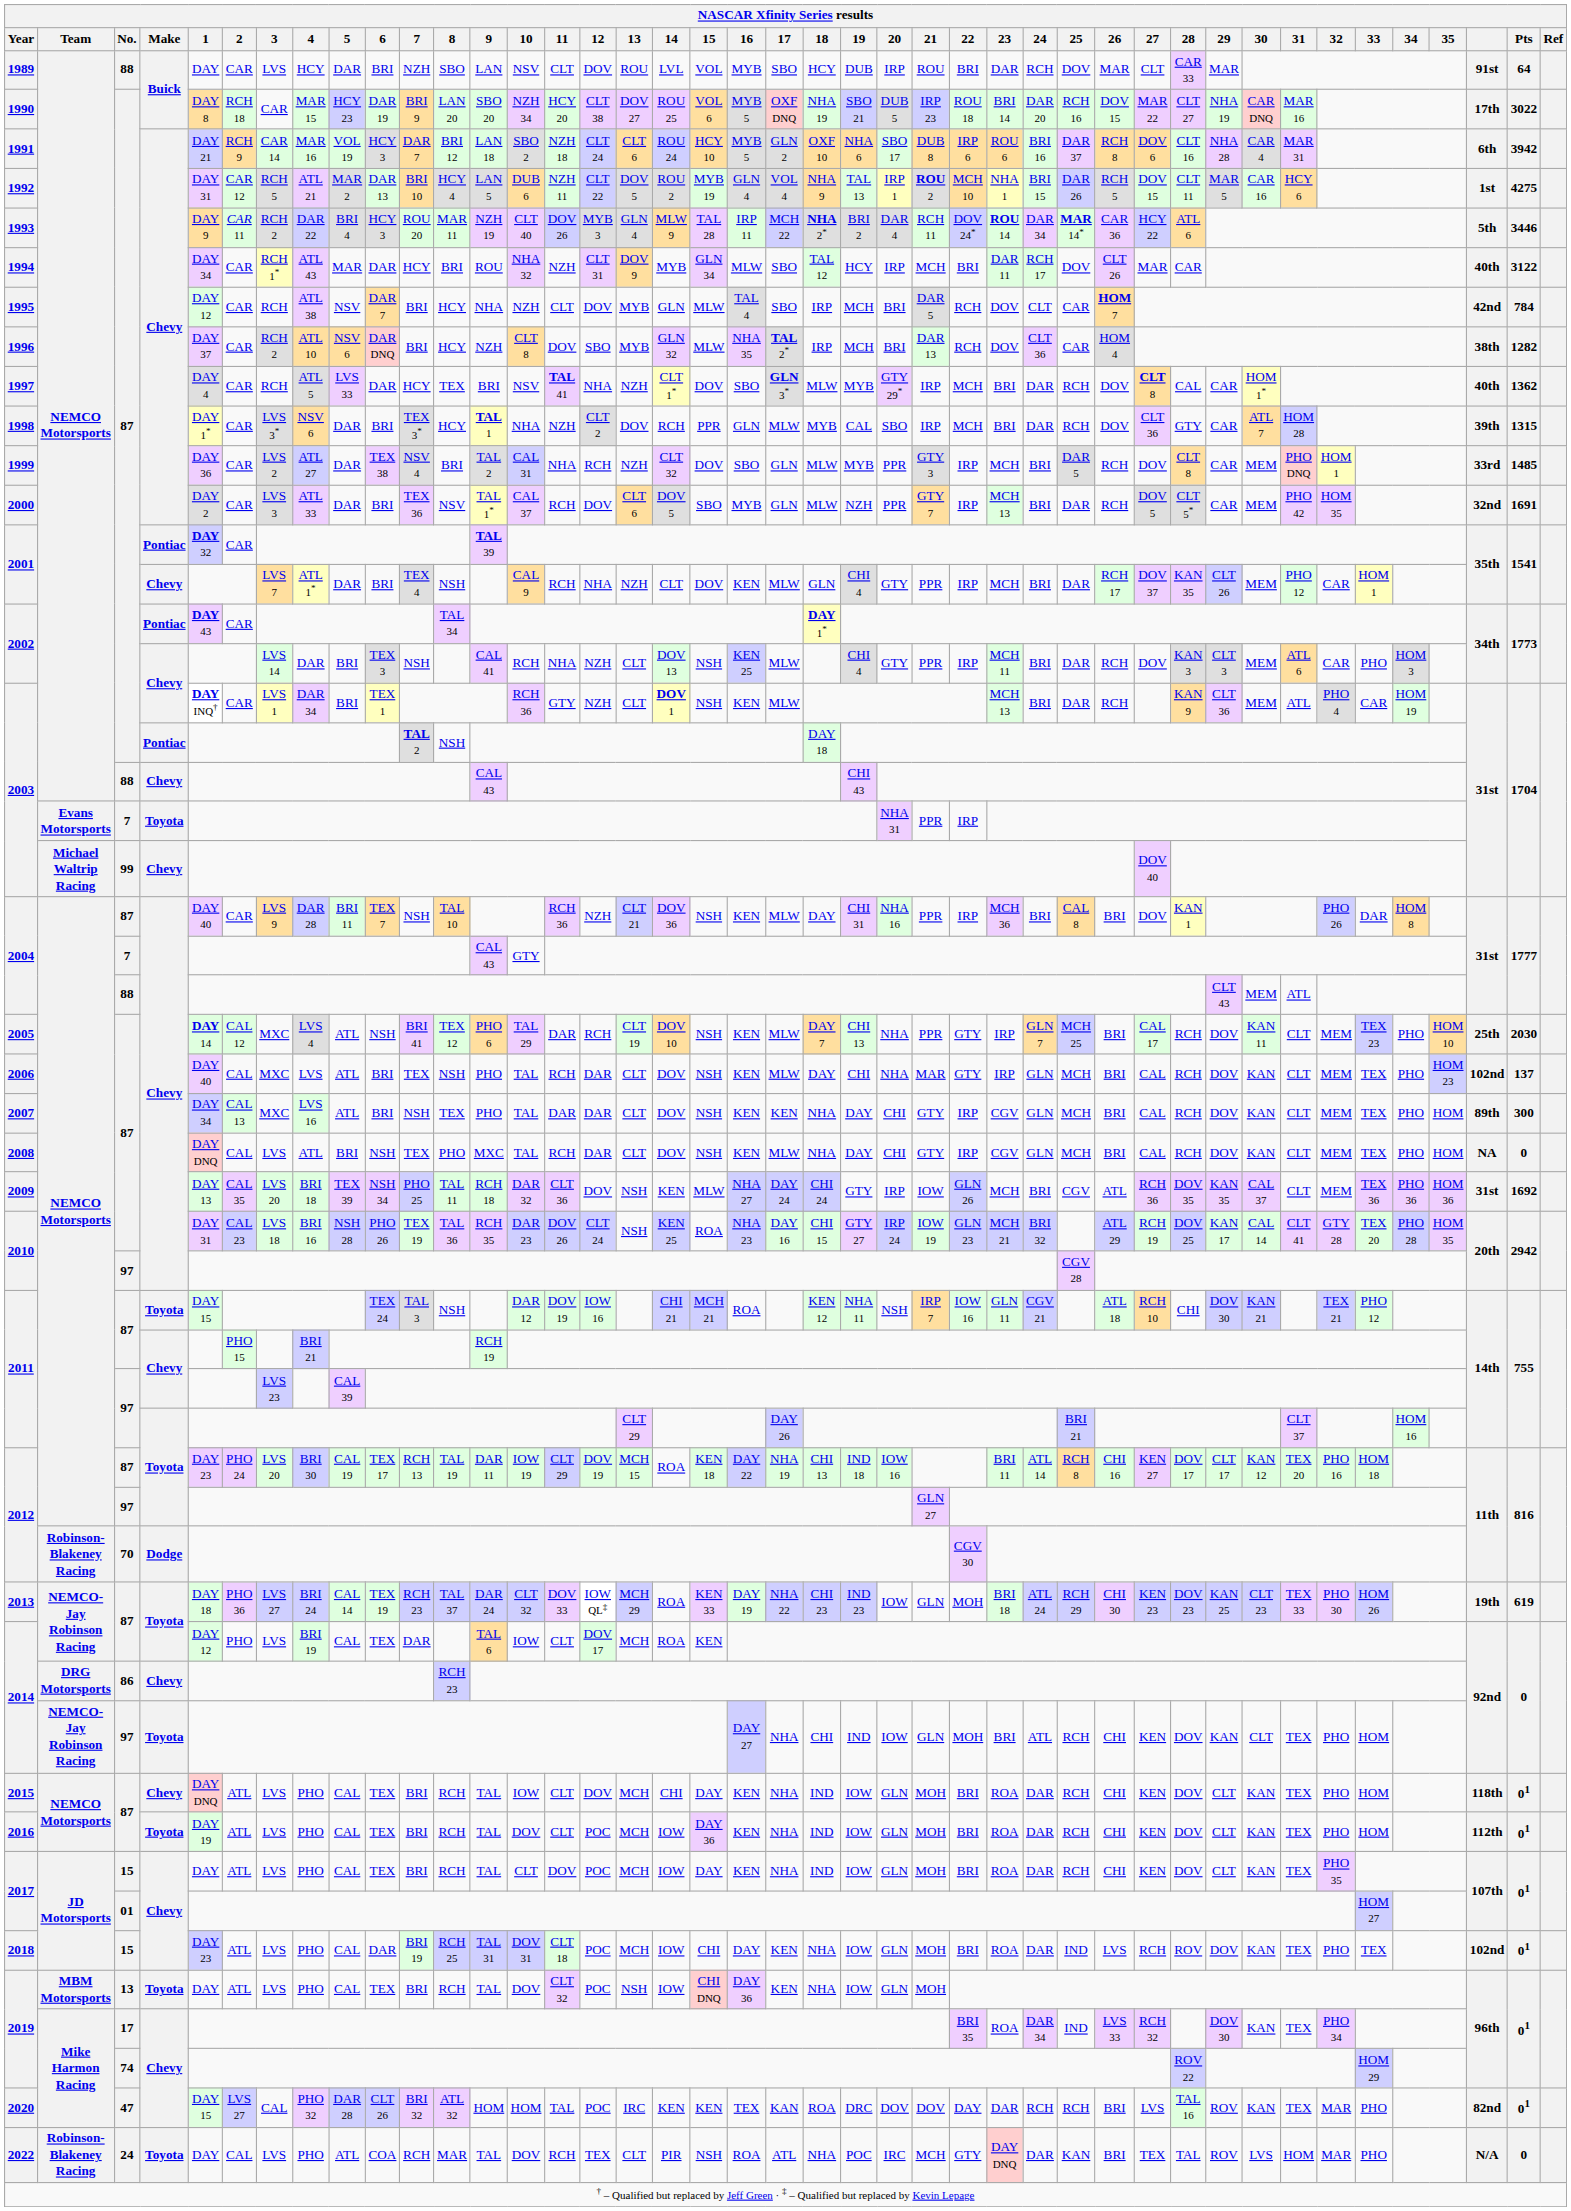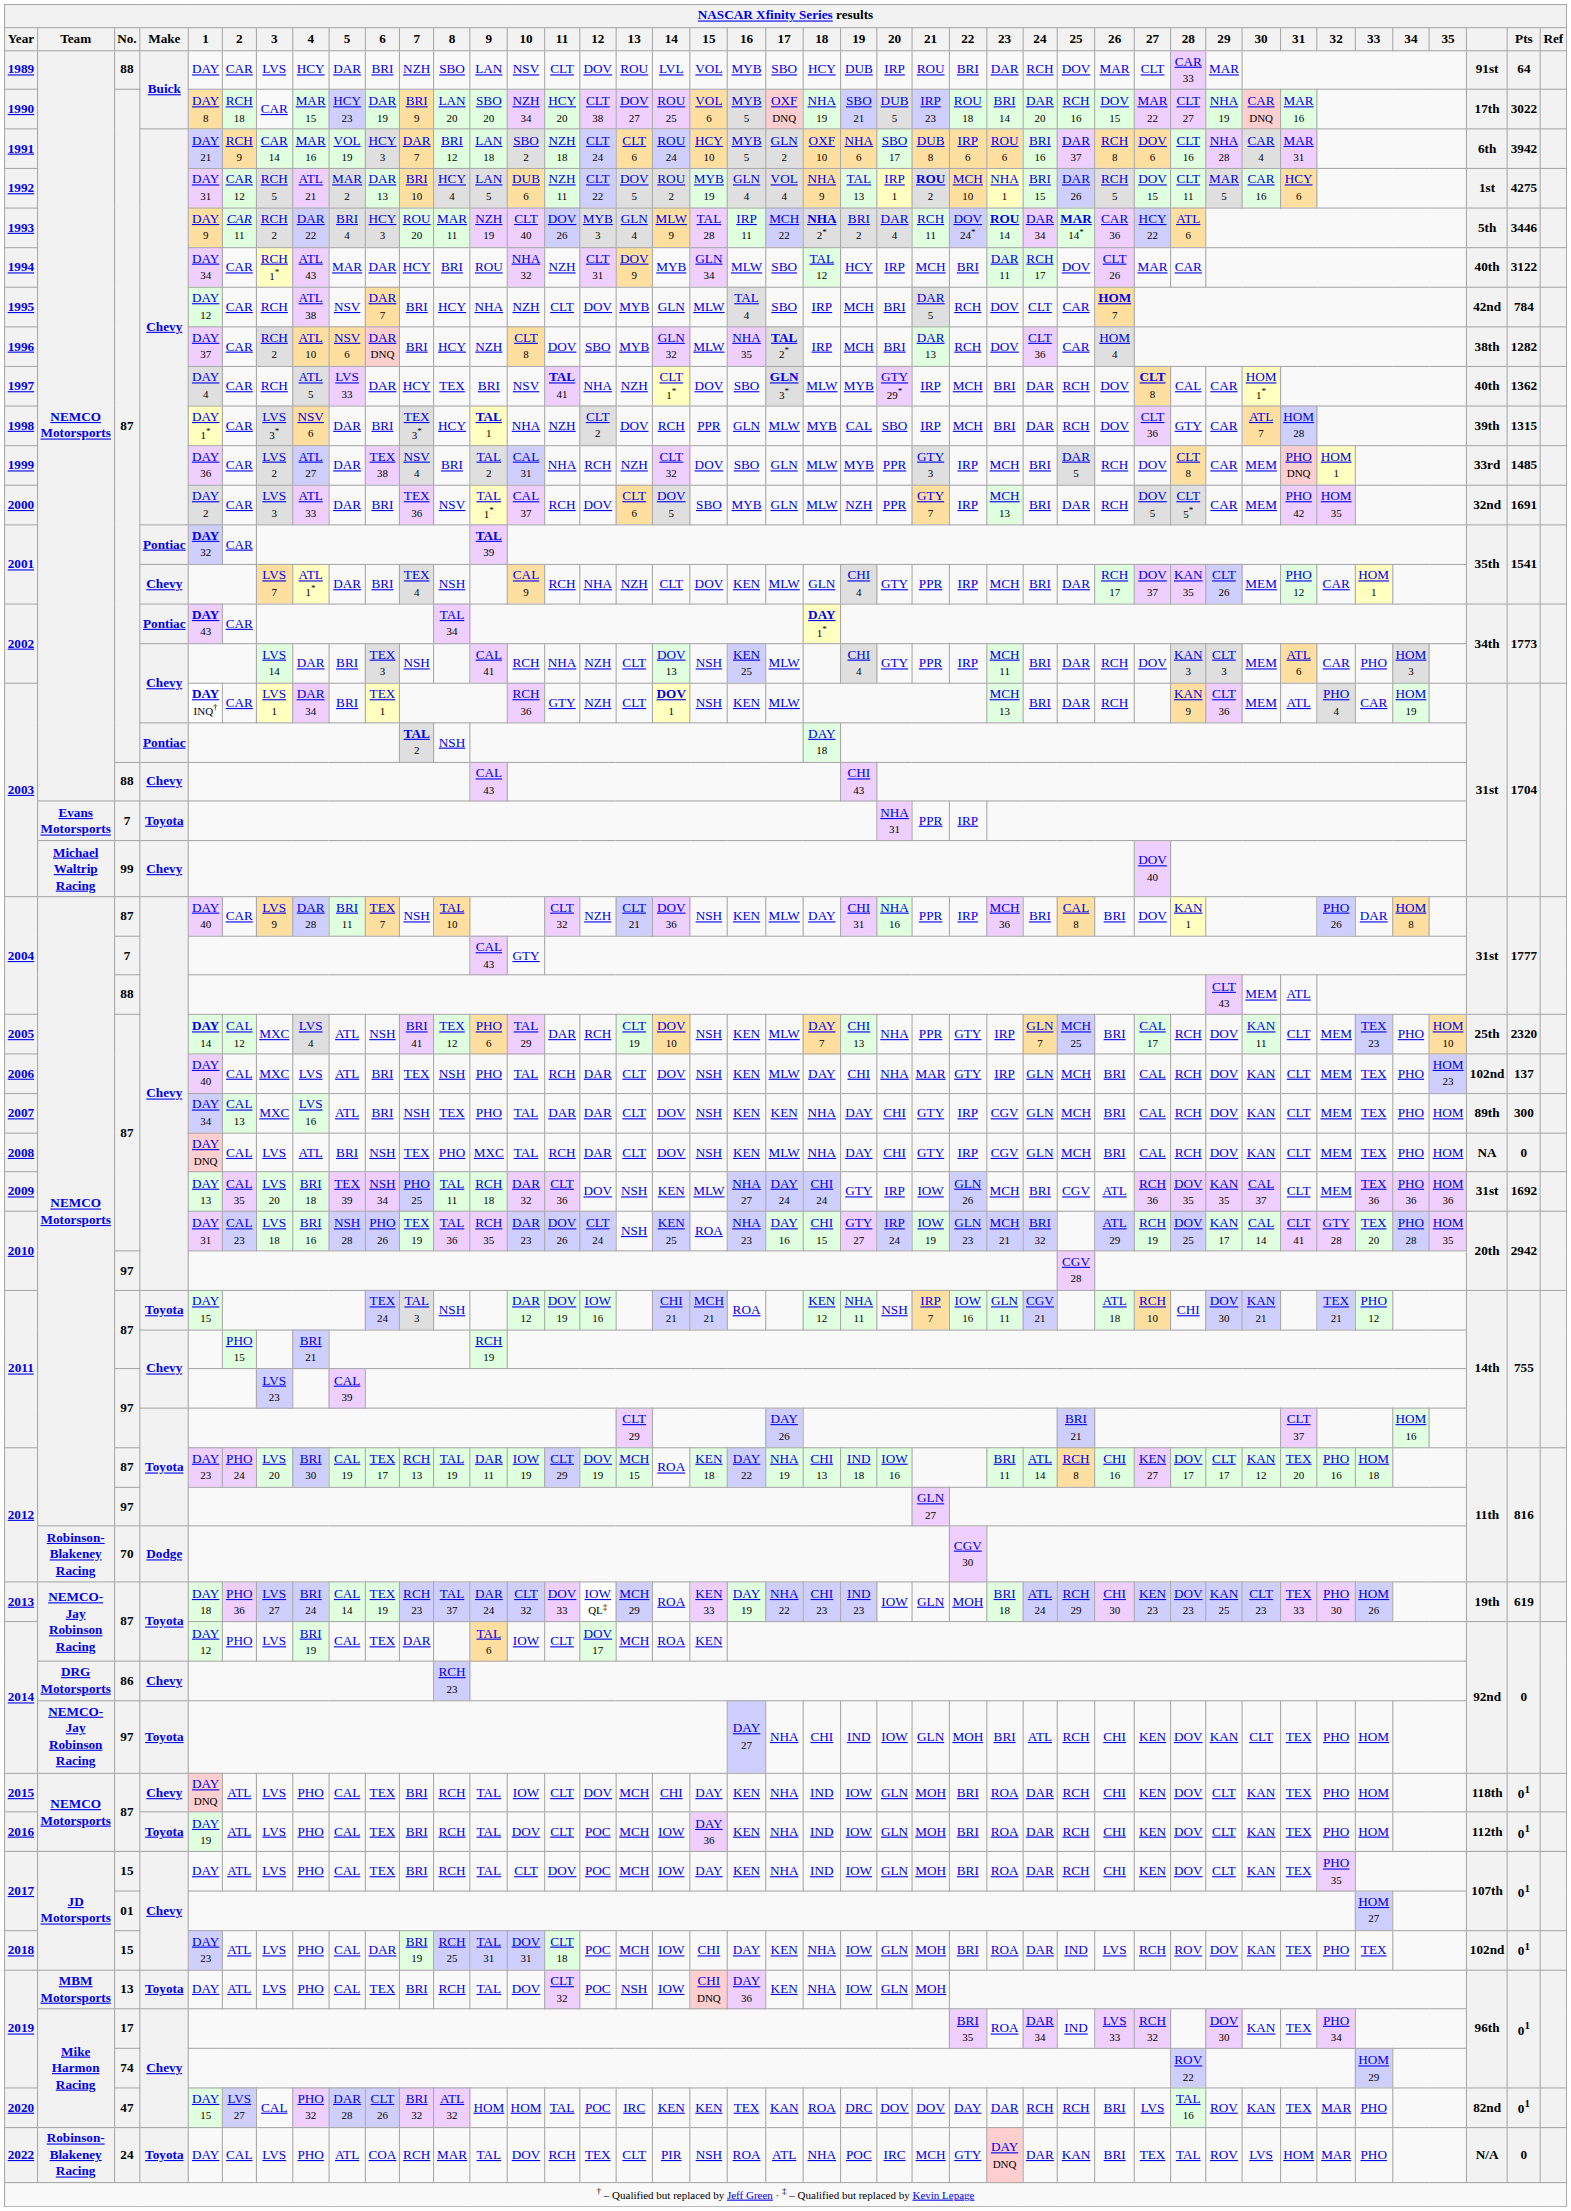(562, 915) RCH 36 -> (562, 915) CLT 32
(1524, 1034) 2030 -> (1524, 1034) 2320
